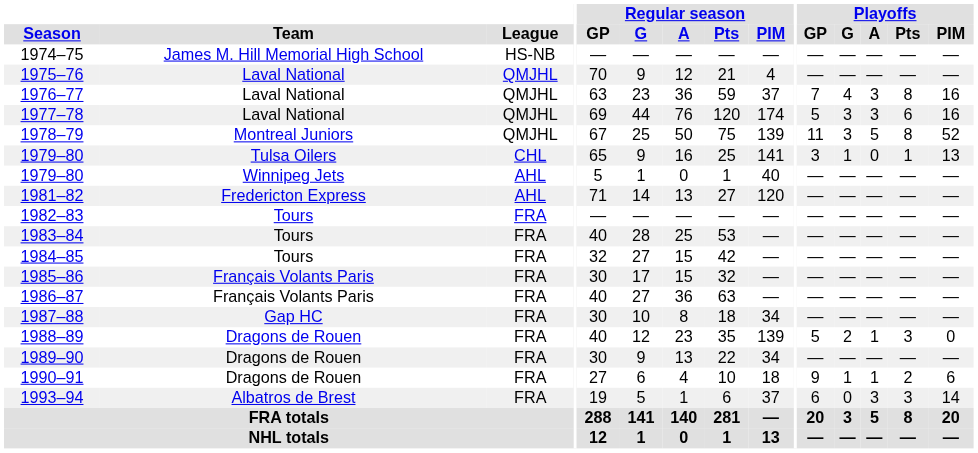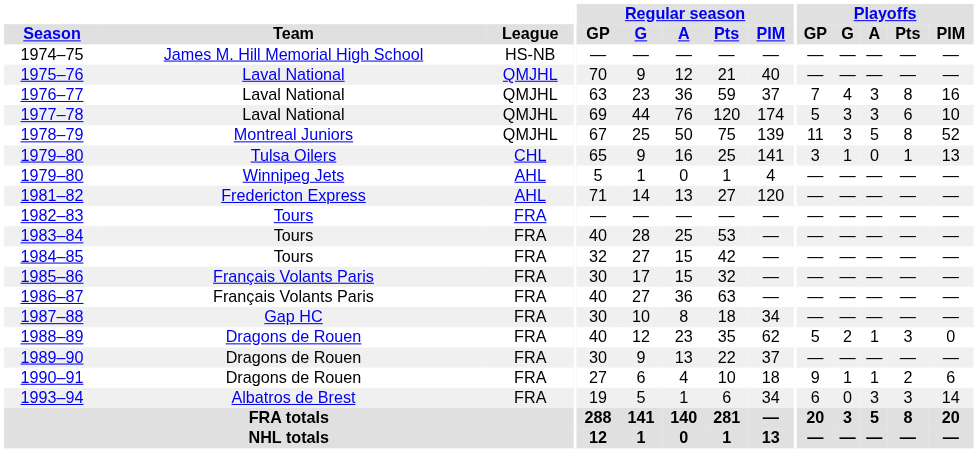(771, 74) 4 -> (771, 74) 40
(951, 115) 16 -> (951, 115) 10
(771, 175) 40 -> (771, 175) 4
(771, 337) 139 -> (771, 337) 62
(771, 357) 34 -> (771, 357) 37
(771, 397) 37 -> (771, 397) 34
